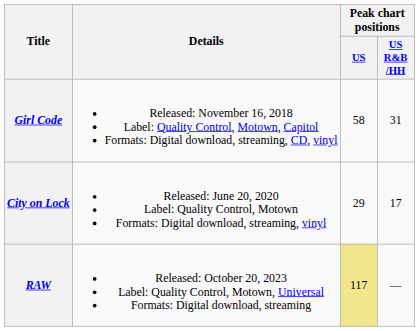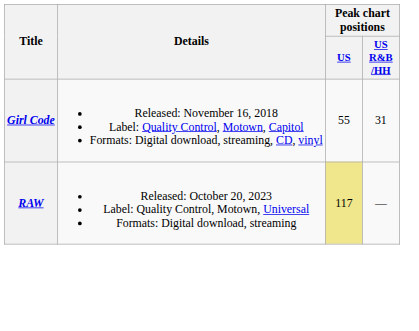(359, 120) 58 -> (344, 120) 55
- row: (38, 202)
